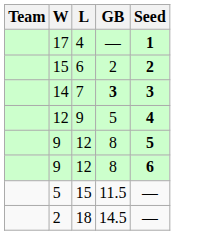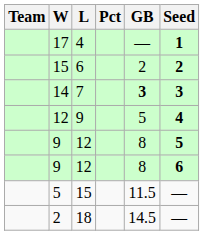+ column: (110, 17)
